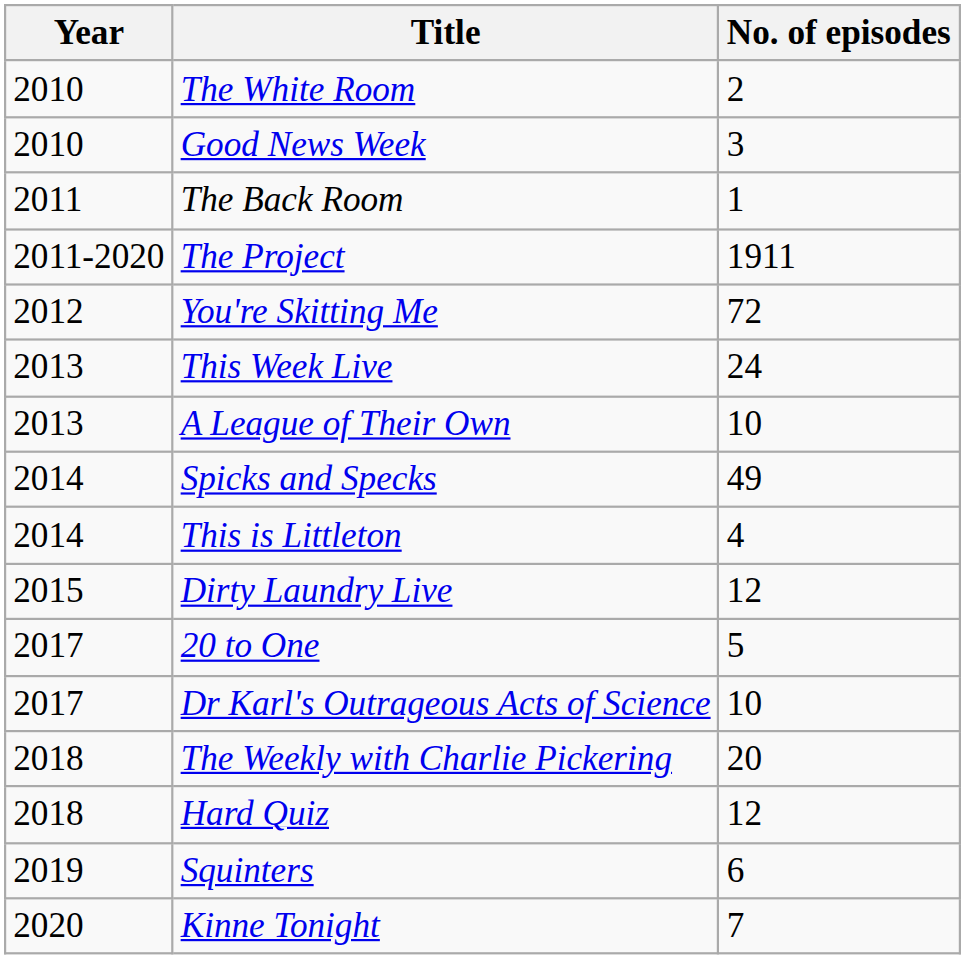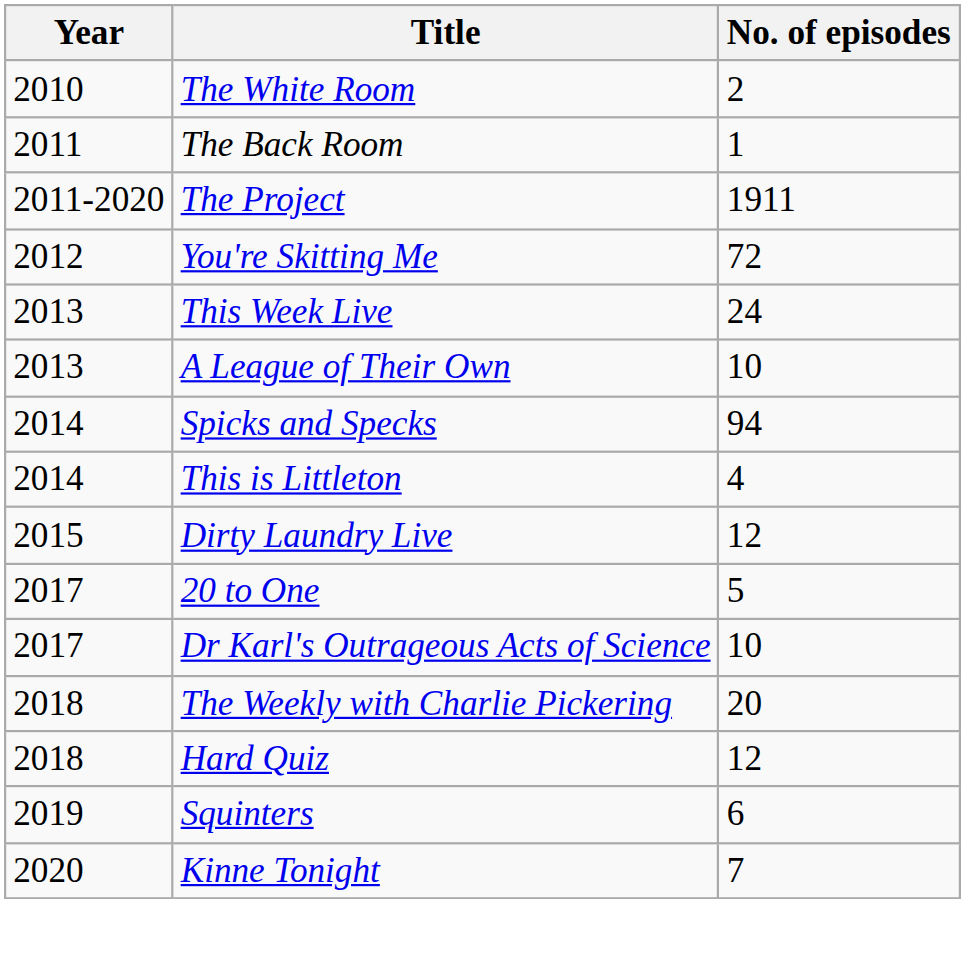- row: (303, 144)
(744, 479) 49 -> (744, 423) 94
